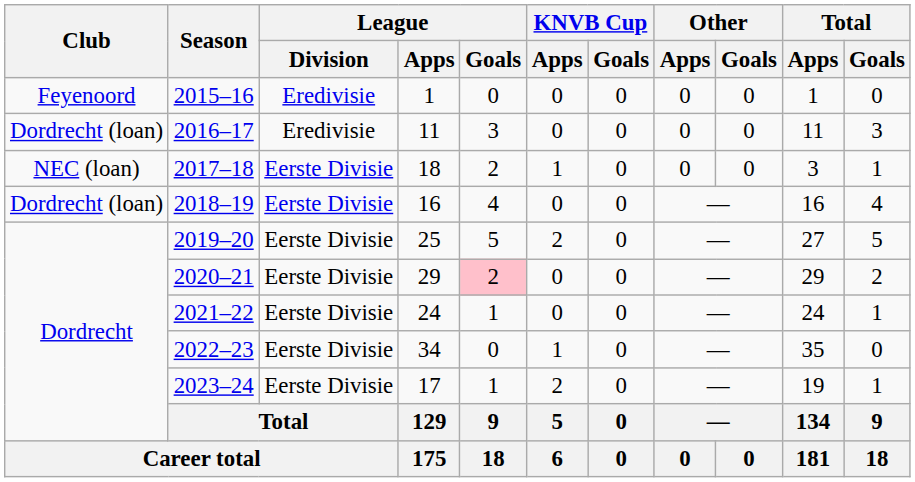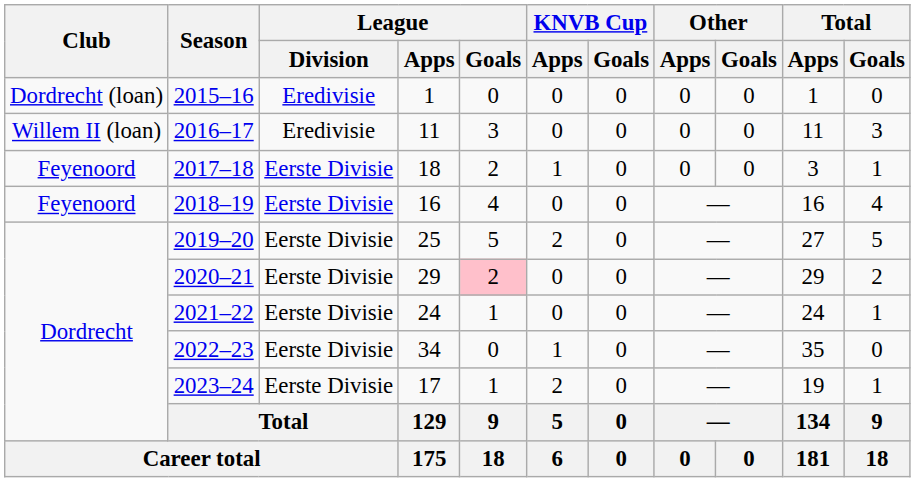(87, 95) Feyenoord -> (87, 95) Dordrecht (loan)
(87, 131) Dordrecht (loan) -> (87, 131) Willem II (loan)
(87, 167) NEC (loan) -> (87, 167) Feyenoord
(87, 204) Dordrecht (loan) -> (87, 204) Feyenoord
